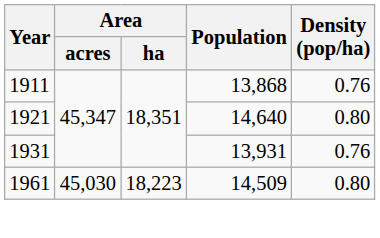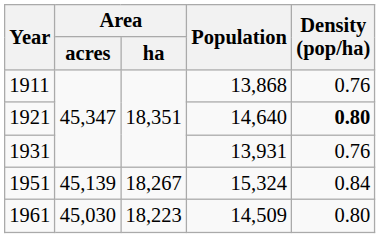(352, 118) normal -> (352, 118) bold
+ row: (30, 183)
